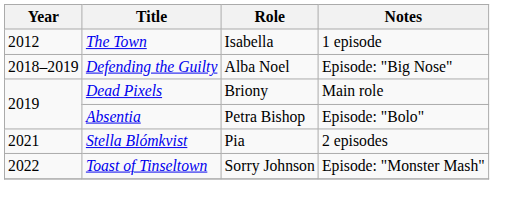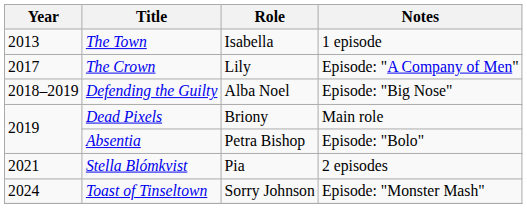(24, 41) 2012 -> (24, 41) 2013
+ row: (121, 66)
(24, 166) 2022 -> (24, 191) 2024
